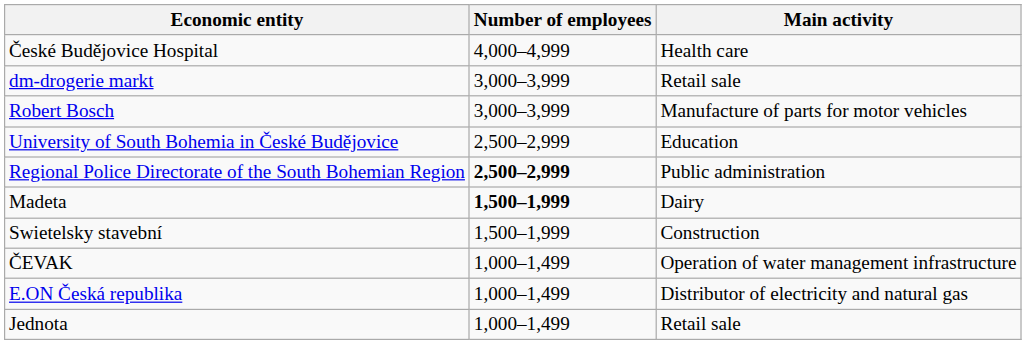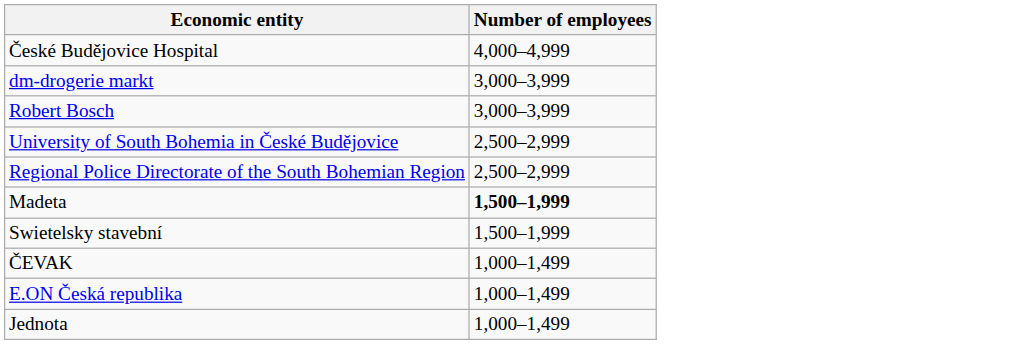- column: (838, 19)
(522, 171) bold -> (522, 171) normal
